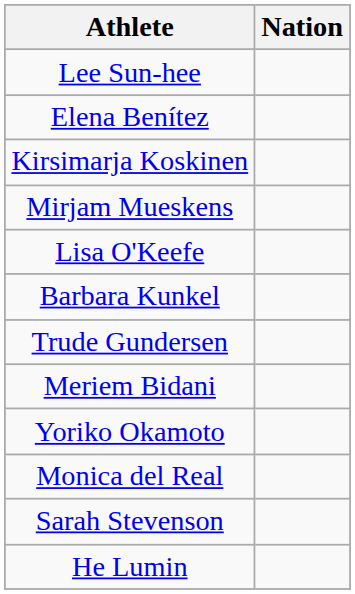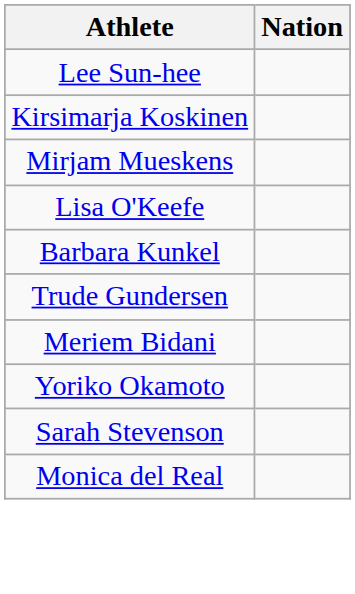- row: (130, 116)
rows swapped: (130, 521) <-> (130, 476)
- row: (130, 565)
